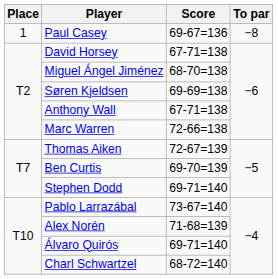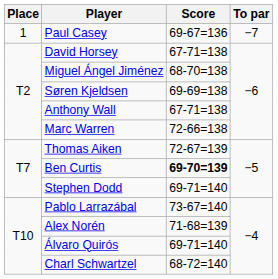(251, 33) −8 -> (251, 33) −7
(198, 168) normal -> (198, 168) bold
